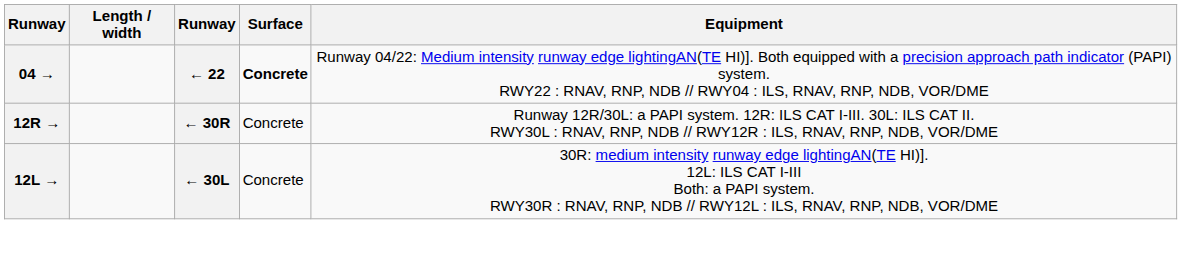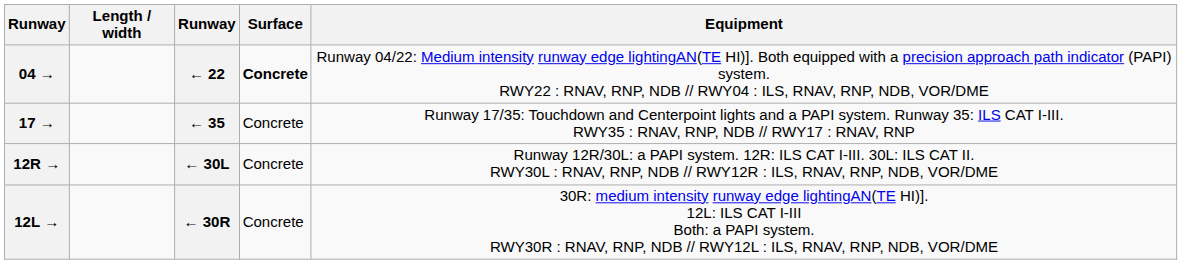+ row: (37, 123)
(207, 123) ← 30R -> (207, 164) ← 30L
(207, 181) ← 30L -> (207, 221) ← 30R
